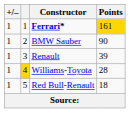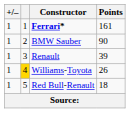(106, 26) gold background -> (106, 26) no background
(103, 70) 28 -> (103, 70) 26
